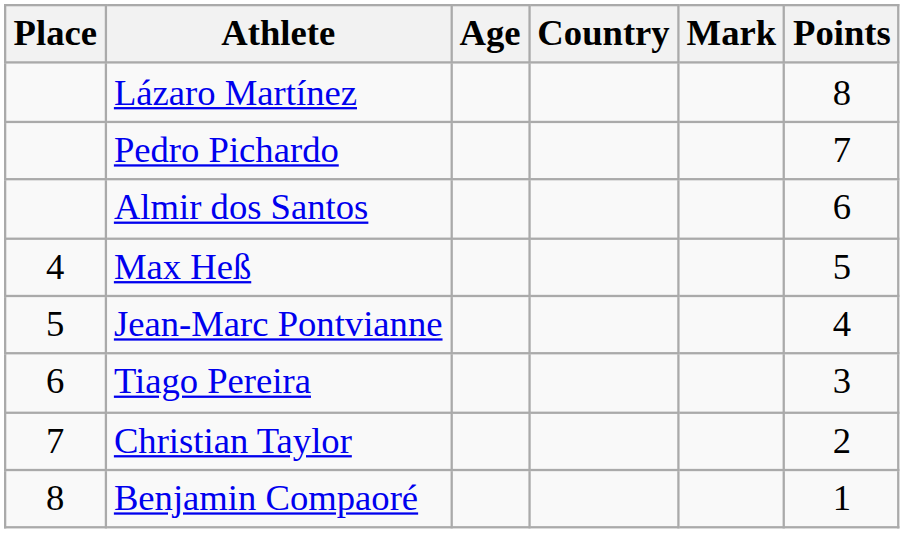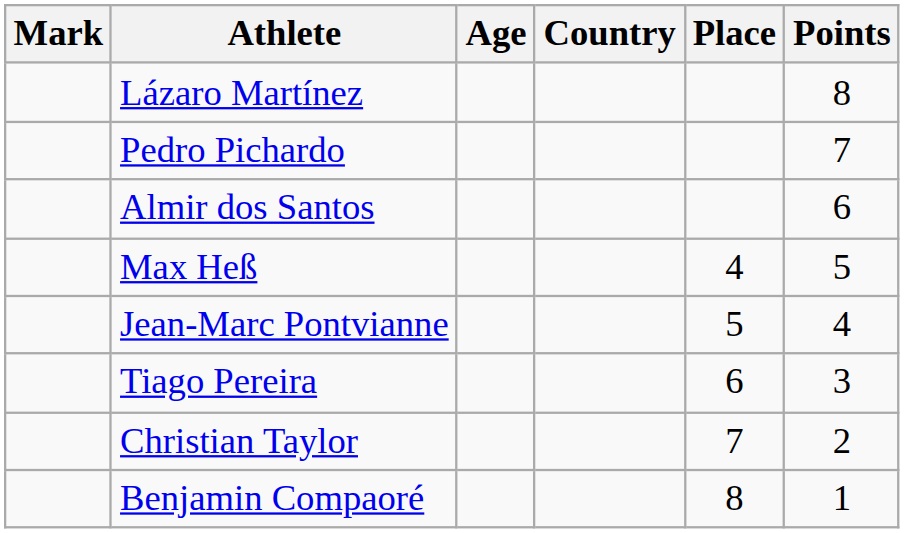columns swapped: (55, 33) <-> (731, 33)
